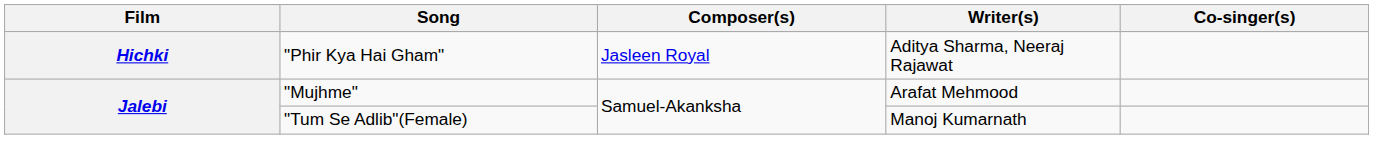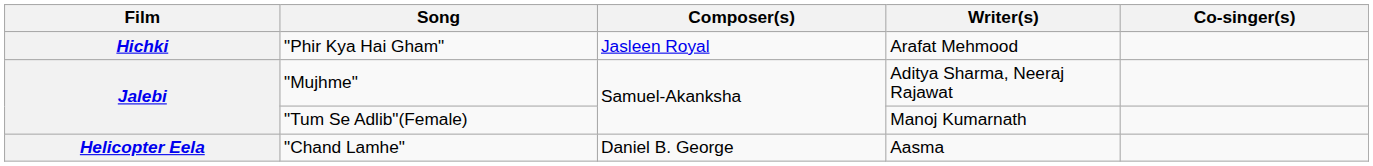(977, 55) Aditya Sharma, Neeraj Rajawat -> (954, 45) Arafat Mehmood
(954, 92) Arafat Mehmood -> (977, 82) Aditya Sharma, Neeraj Rajawat
+ row: (344, 147)
